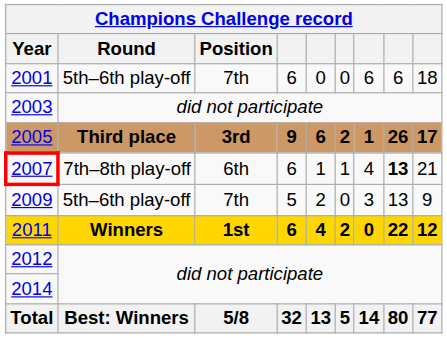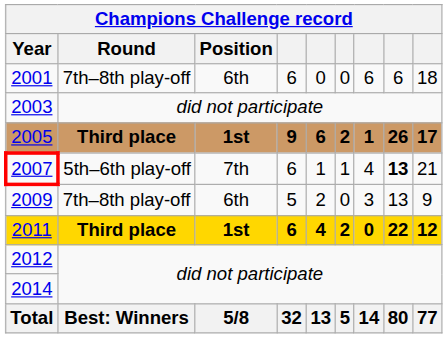(127, 78) 5th–6th play-off -> (127, 78) 7th–8th play-off
(236, 78) 7th -> (236, 78) 6th
(236, 137) 3rd -> (236, 137) 1st
(127, 168) 7th–8th play-off -> (127, 168) 5th–6th play-off
(236, 168) 6th -> (236, 168) 7th
(127, 199) 5th–6th play-off -> (127, 199) 7th–8th play-off
(236, 199) 7th -> (236, 199) 6th
(127, 229) Winners -> (127, 229) Third place
